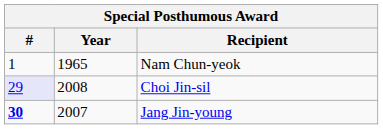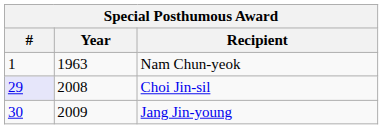(72, 64) 1965 -> (72, 64) 1963
(15, 111) bold -> (15, 111) normal
(72, 111) 2007 -> (72, 111) 2009
